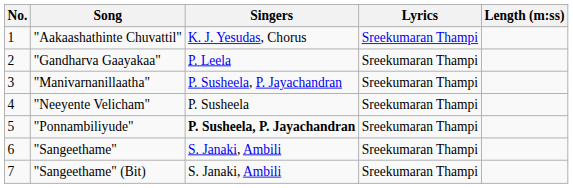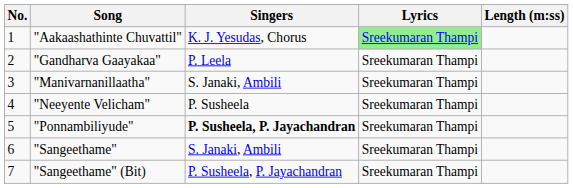(420, 38) no background -> (420, 38) lightgreen background
(265, 82) P. Susheela, P. Jayachandran -> (235, 82) S. Janaki, Ambili
(235, 171) S. Janaki, Ambili -> (265, 171) P. Susheela, P. Jayachandran
